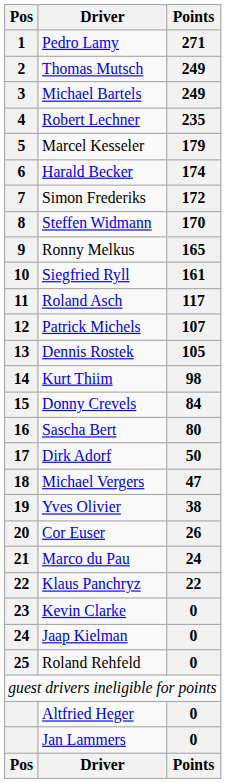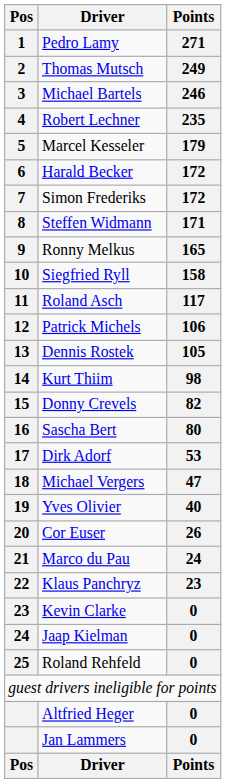(193, 94) 249 -> (193, 94) 246
(193, 171) 174 -> (193, 171) 172
(193, 223) 170 -> (193, 223) 171
(193, 275) 161 -> (193, 275) 158
(193, 326) 107 -> (193, 326) 106
(193, 404) 84 -> (193, 404) 82
(193, 455) 50 -> (193, 455) 53
(193, 507) 38 -> (193, 507) 40
(193, 584) 22 -> (193, 584) 23
